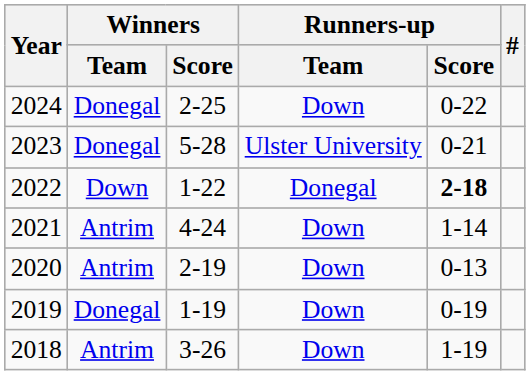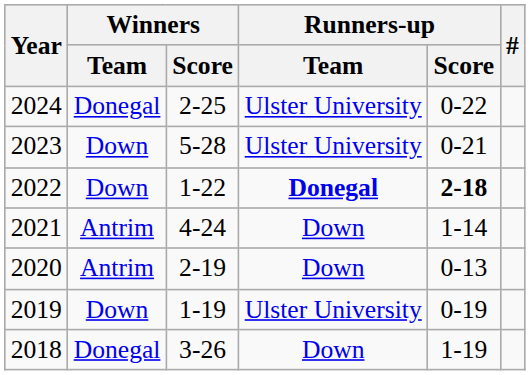(333, 106) Down -> (333, 106) Ulster University
(117, 146) Donegal -> (117, 146) Down
(333, 187) normal -> (333, 187) bold
(117, 308) Donegal -> (117, 308) Down
(333, 308) Down -> (333, 308) Ulster University
(117, 349) Antrim -> (117, 349) Donegal
